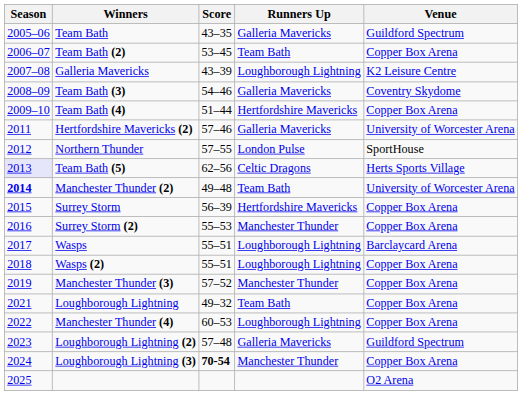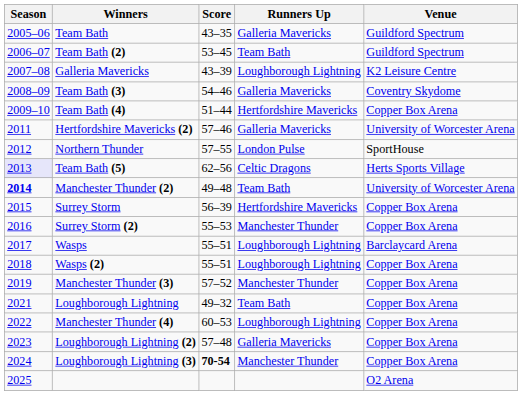(412, 52) Copper Box Arena -> (415, 52) Guildford Spectrum
(415, 341) Guildford Spectrum -> (412, 341) Copper Box Arena
